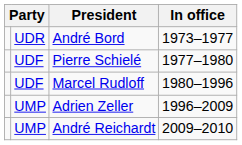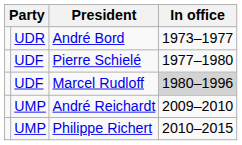(198, 83) no background -> (198, 83) lightgrey background
- row: (93, 106)
+ row: (102, 128)
